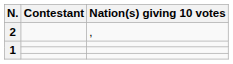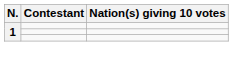- row: (13, 31)
